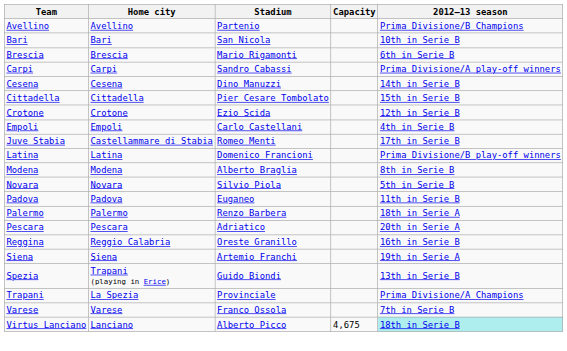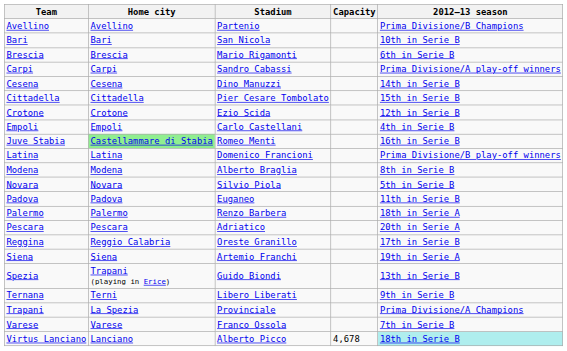(152, 141) no background -> (152, 141) lightgreen background
(420, 141) 17th in Serie B -> (420, 141) 16th in Serie B
(420, 242) 16th in Serie B -> (420, 242) 17th in Serie B
+ row: (25, 295)
(346, 324) 4,675 -> (346, 339) 4,678
